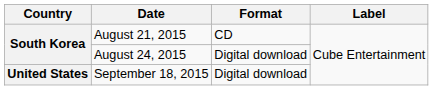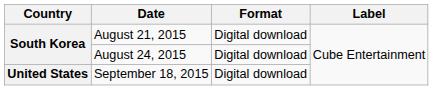(223, 34) CD -> (261, 34) Digital download
